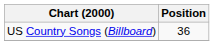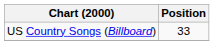(184, 31) 36 -> (184, 31) 33
